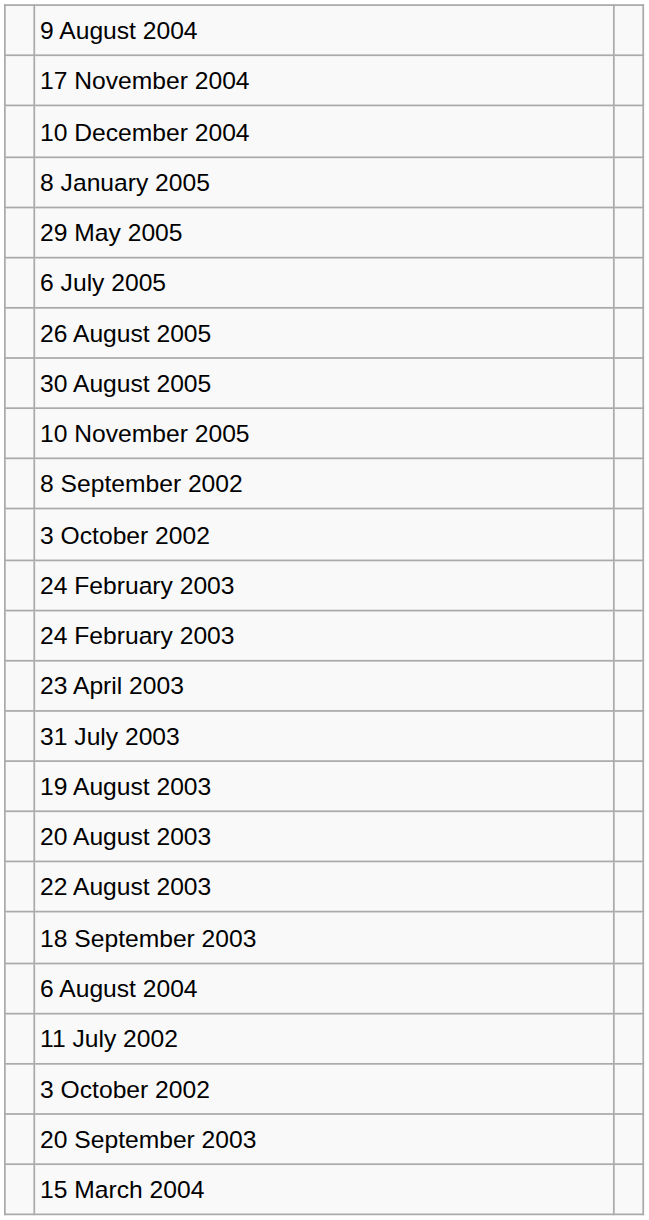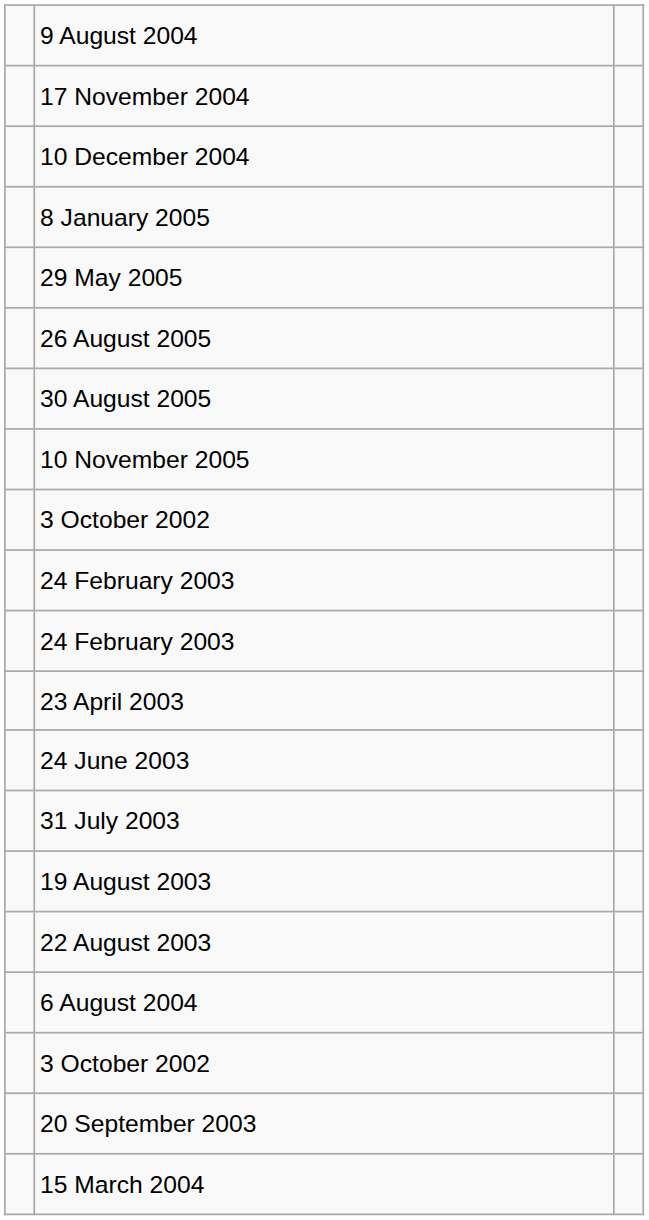- row: (20, 283)
- row: (20, 484)
+ row: (20, 761)
- row: (20, 837)
- row: (20, 938)
- row: (20, 1038)
